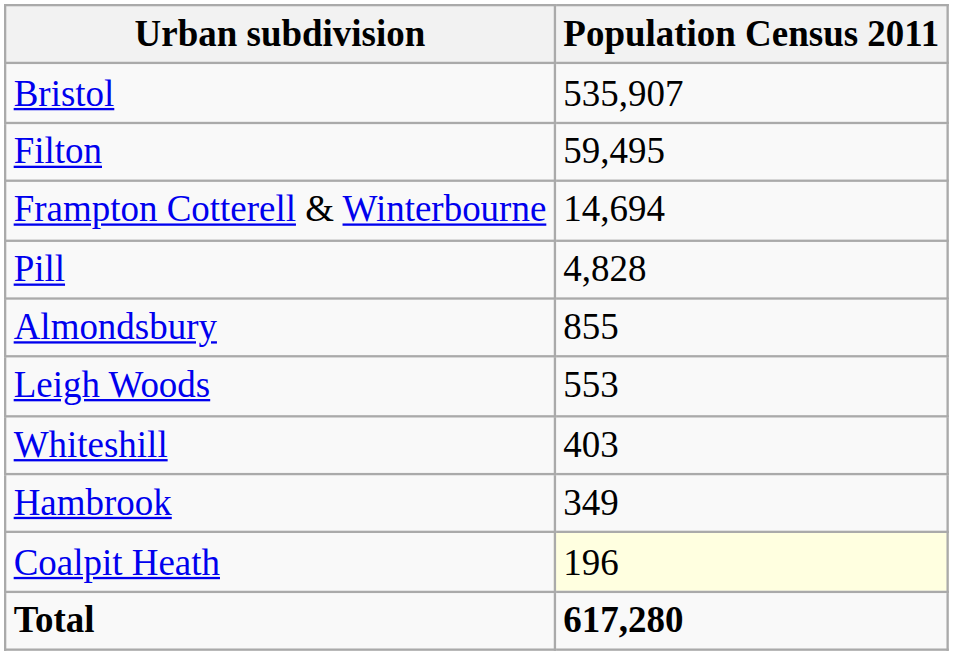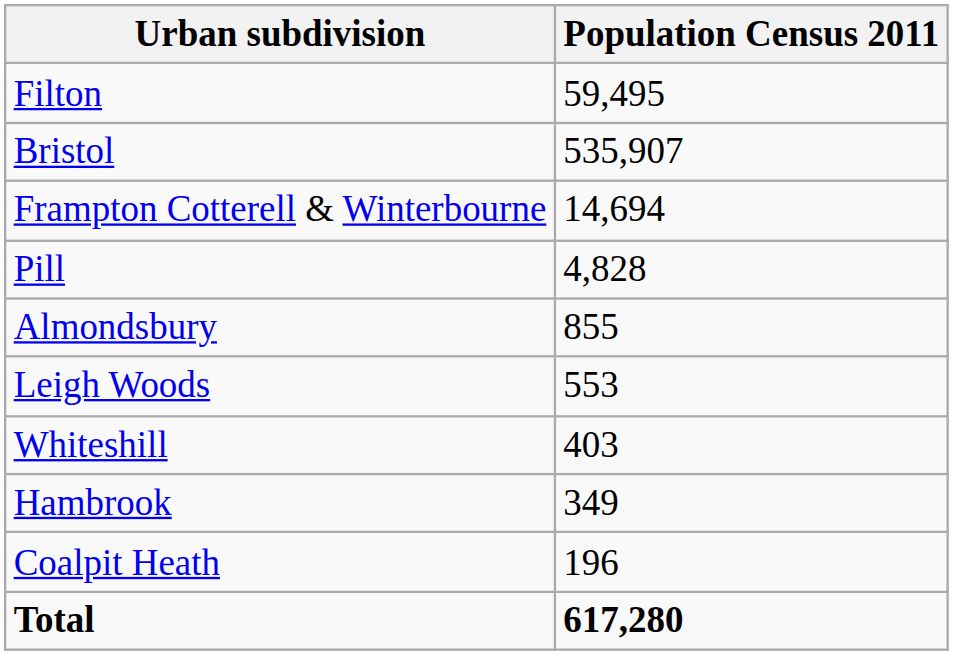rows swapped: (64, 92) <-> (58, 151)
(591, 561) lightyellow background -> (591, 561) no background
